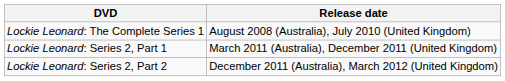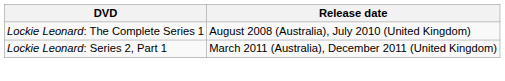- row: (87, 66)
